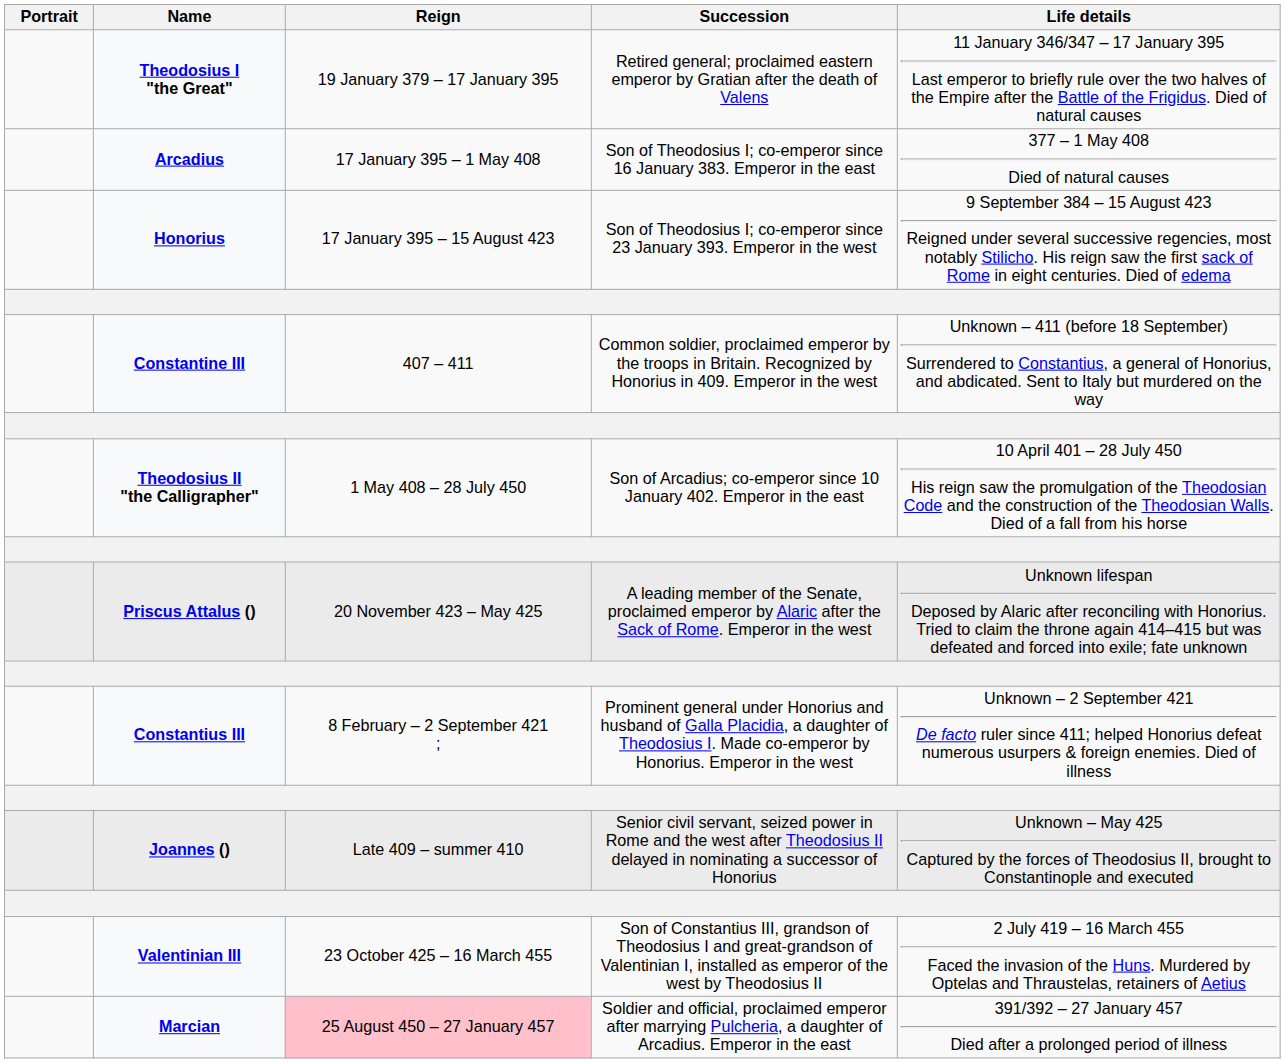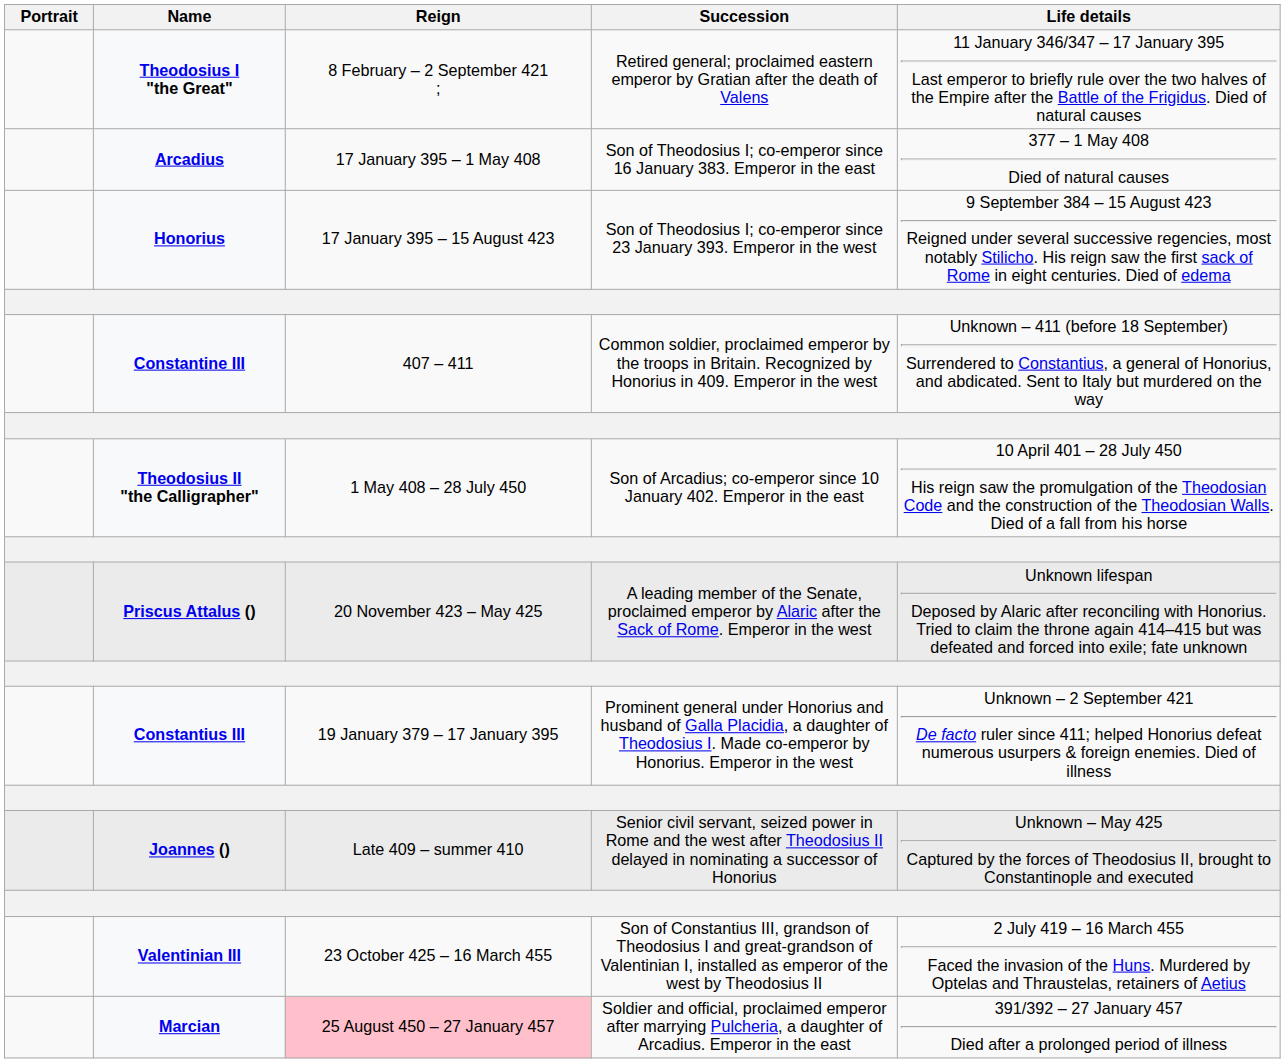(438, 79) 19 January 379 – 17 January 395 -> (438, 79) 8 February – 2 September 421 ;
(438, 735) 8 February – 2 September 421 ; -> (438, 735) 19 January 379 – 17 January 395
